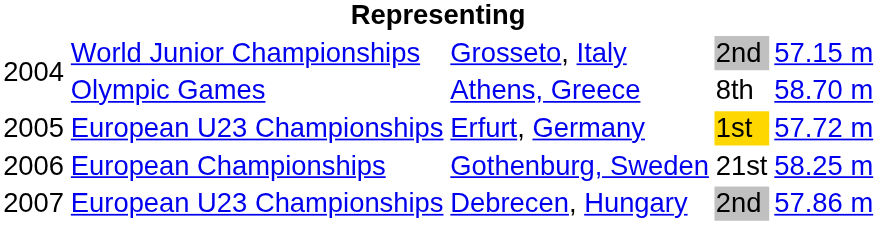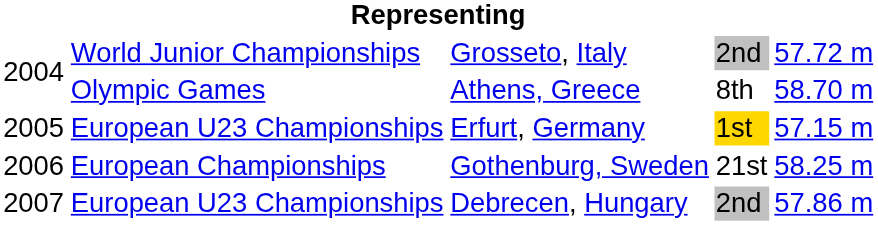(824, 52) 57.15 m -> (824, 52) 57.72 m
(824, 128) 57.72 m -> (824, 128) 57.15 m
